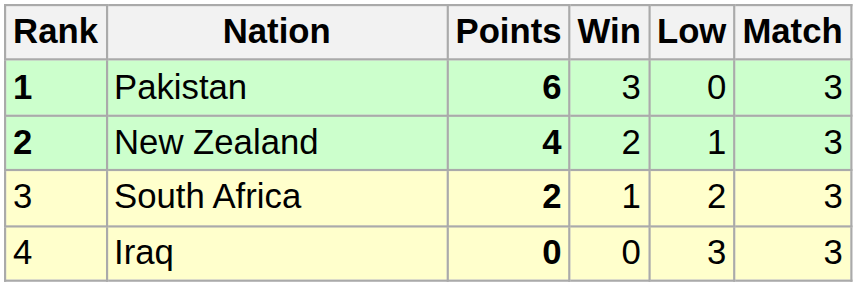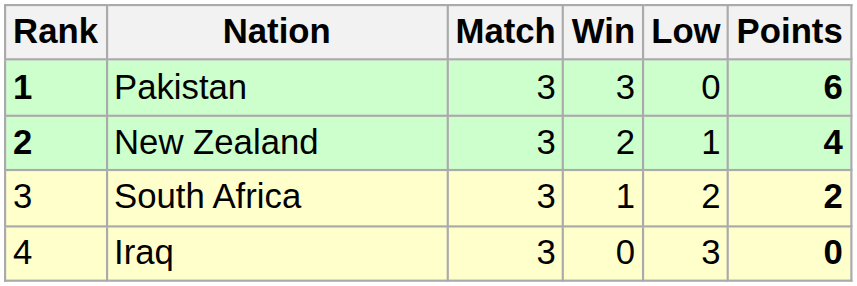columns swapped: (793, 32) <-> (509, 32)
